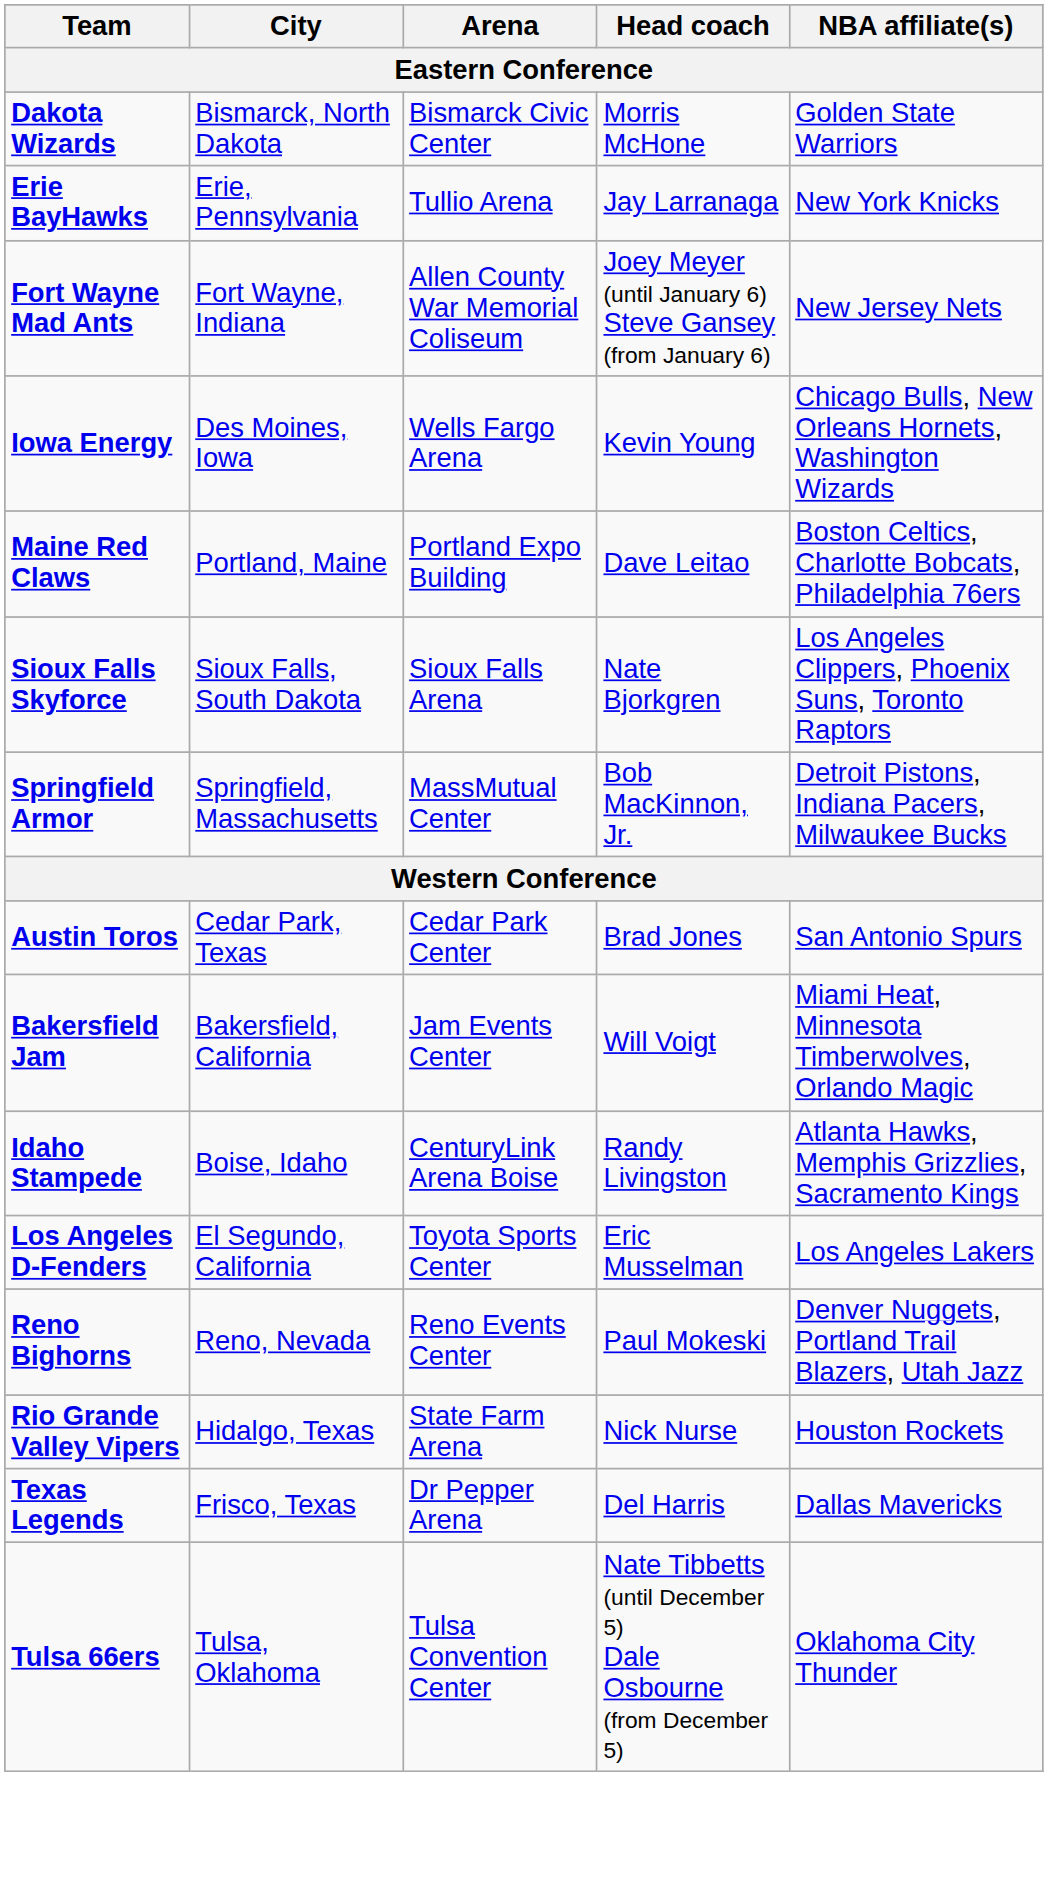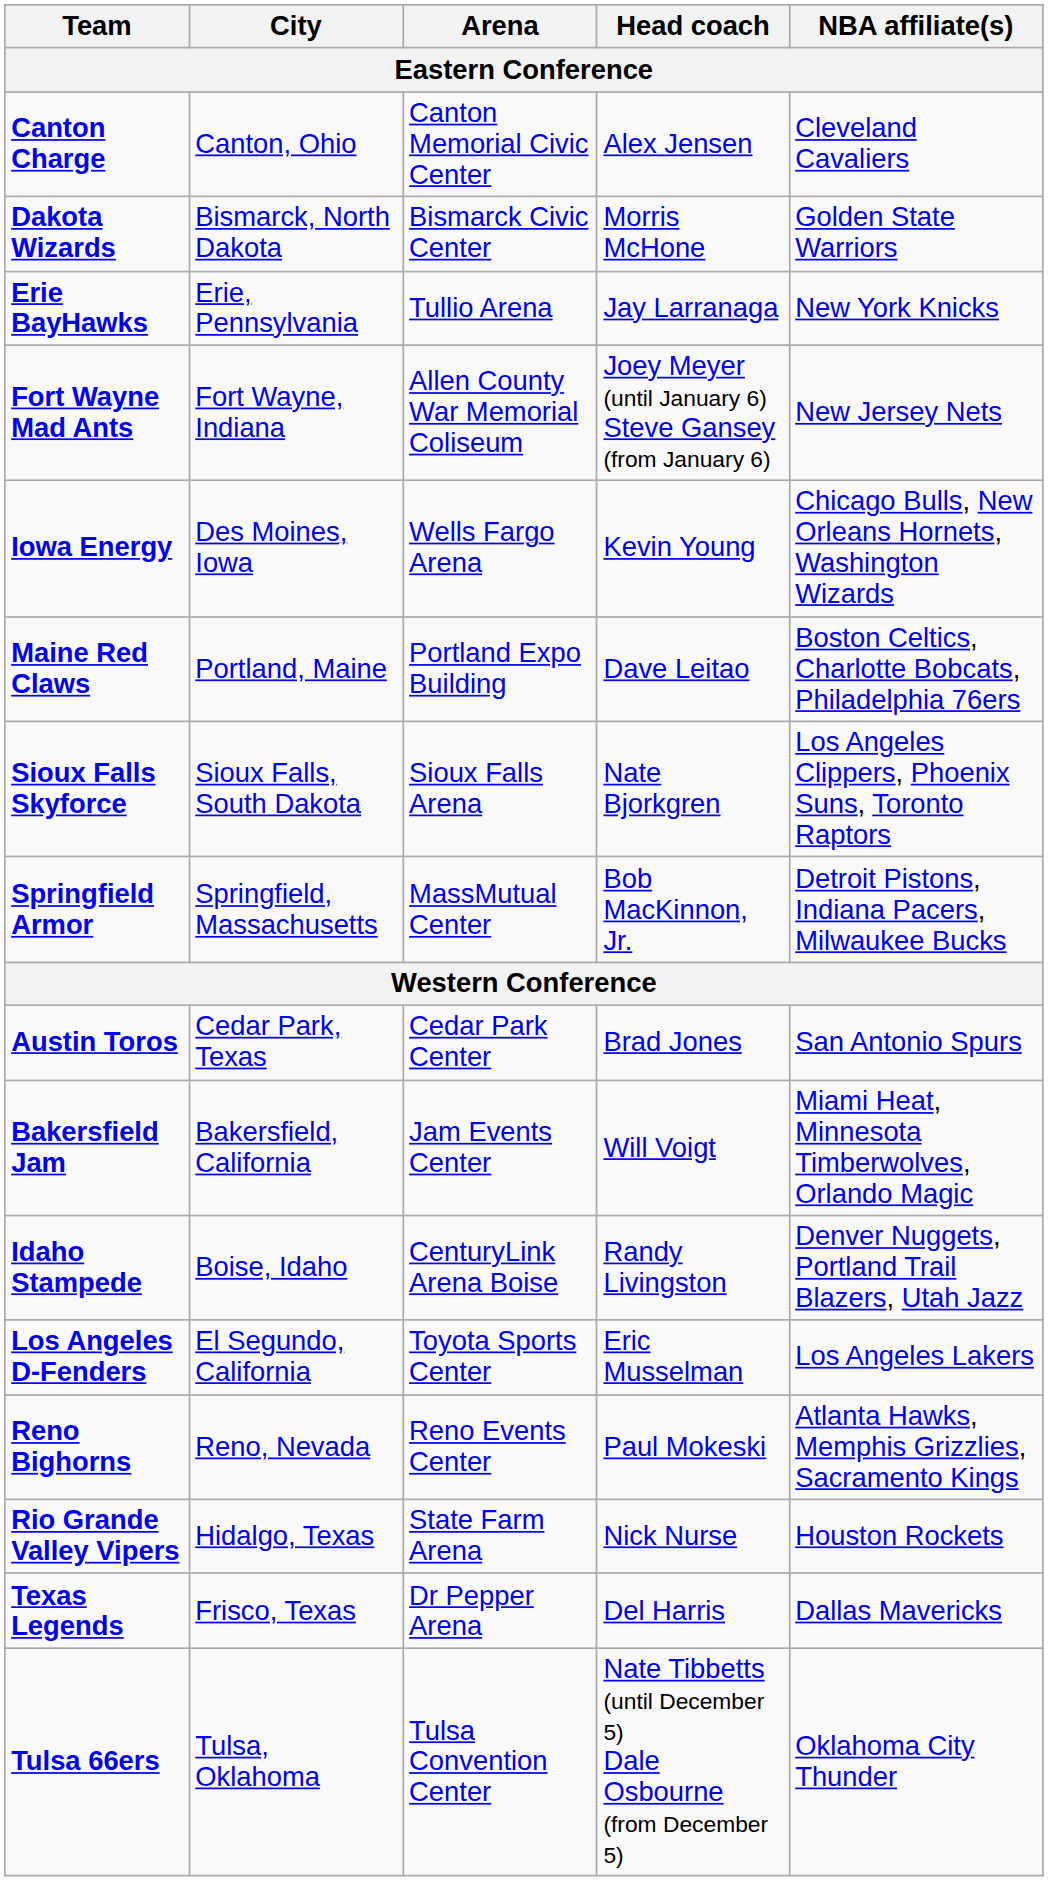+ row: (58, 143)
(911, 1162) Atlanta Hawks, Memphis Grizzlies, Sacramento Kings -> (909, 1267) Denver Nuggets, Portland Trail Blazers, Utah Jazz
(909, 1341) Denver Nuggets, Portland Trail Blazers, Utah Jazz -> (911, 1446) Atlanta Hawks, Memphis Grizzlies, Sacramento Kings
